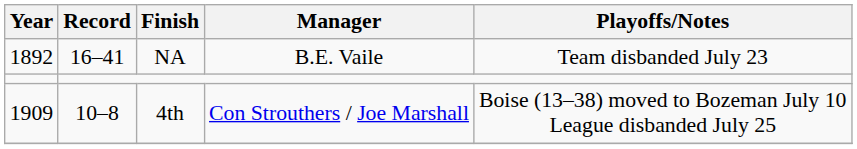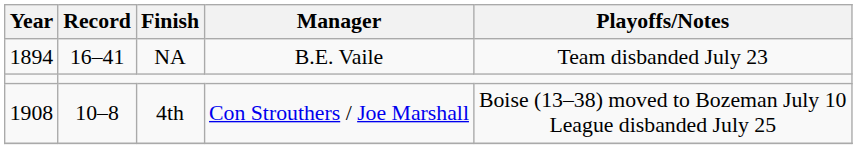(31, 56) 1892 -> (31, 56) 1894
(31, 113) 1909 -> (31, 113) 1908
